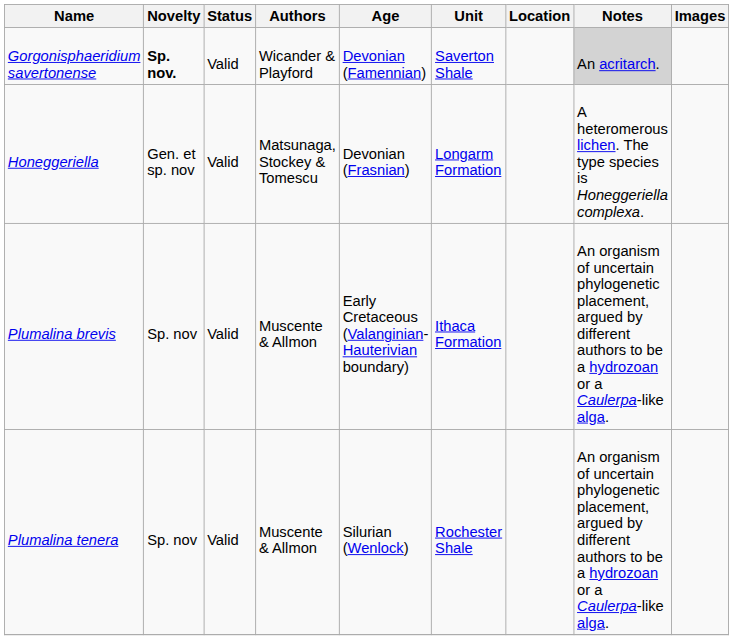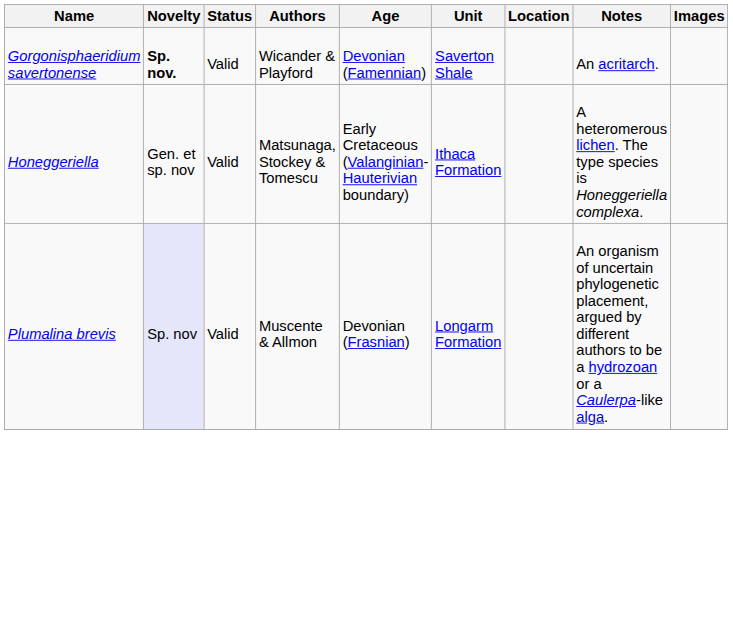(618, 64) lightgrey background -> (618, 64) no background
(376, 162) Devonian (Frasnian) -> (385, 162) Early Cretaceous (Valanginian-Hauterivian boundary)
(468, 162) Longarm Formation -> (468, 162) Ithaca Formation
(172, 334) no background -> (172, 334) lavender background
(385, 334) Early Cretaceous (Valanginian-Hauterivian boundary) -> (376, 334) Devonian (Frasnian)
(468, 334) Ithaca Formation -> (468, 334) Longarm Formation
- row: (63, 540)
